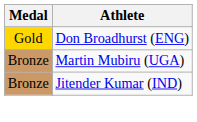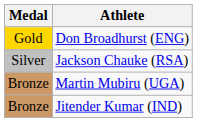+ row: (122, 60)
